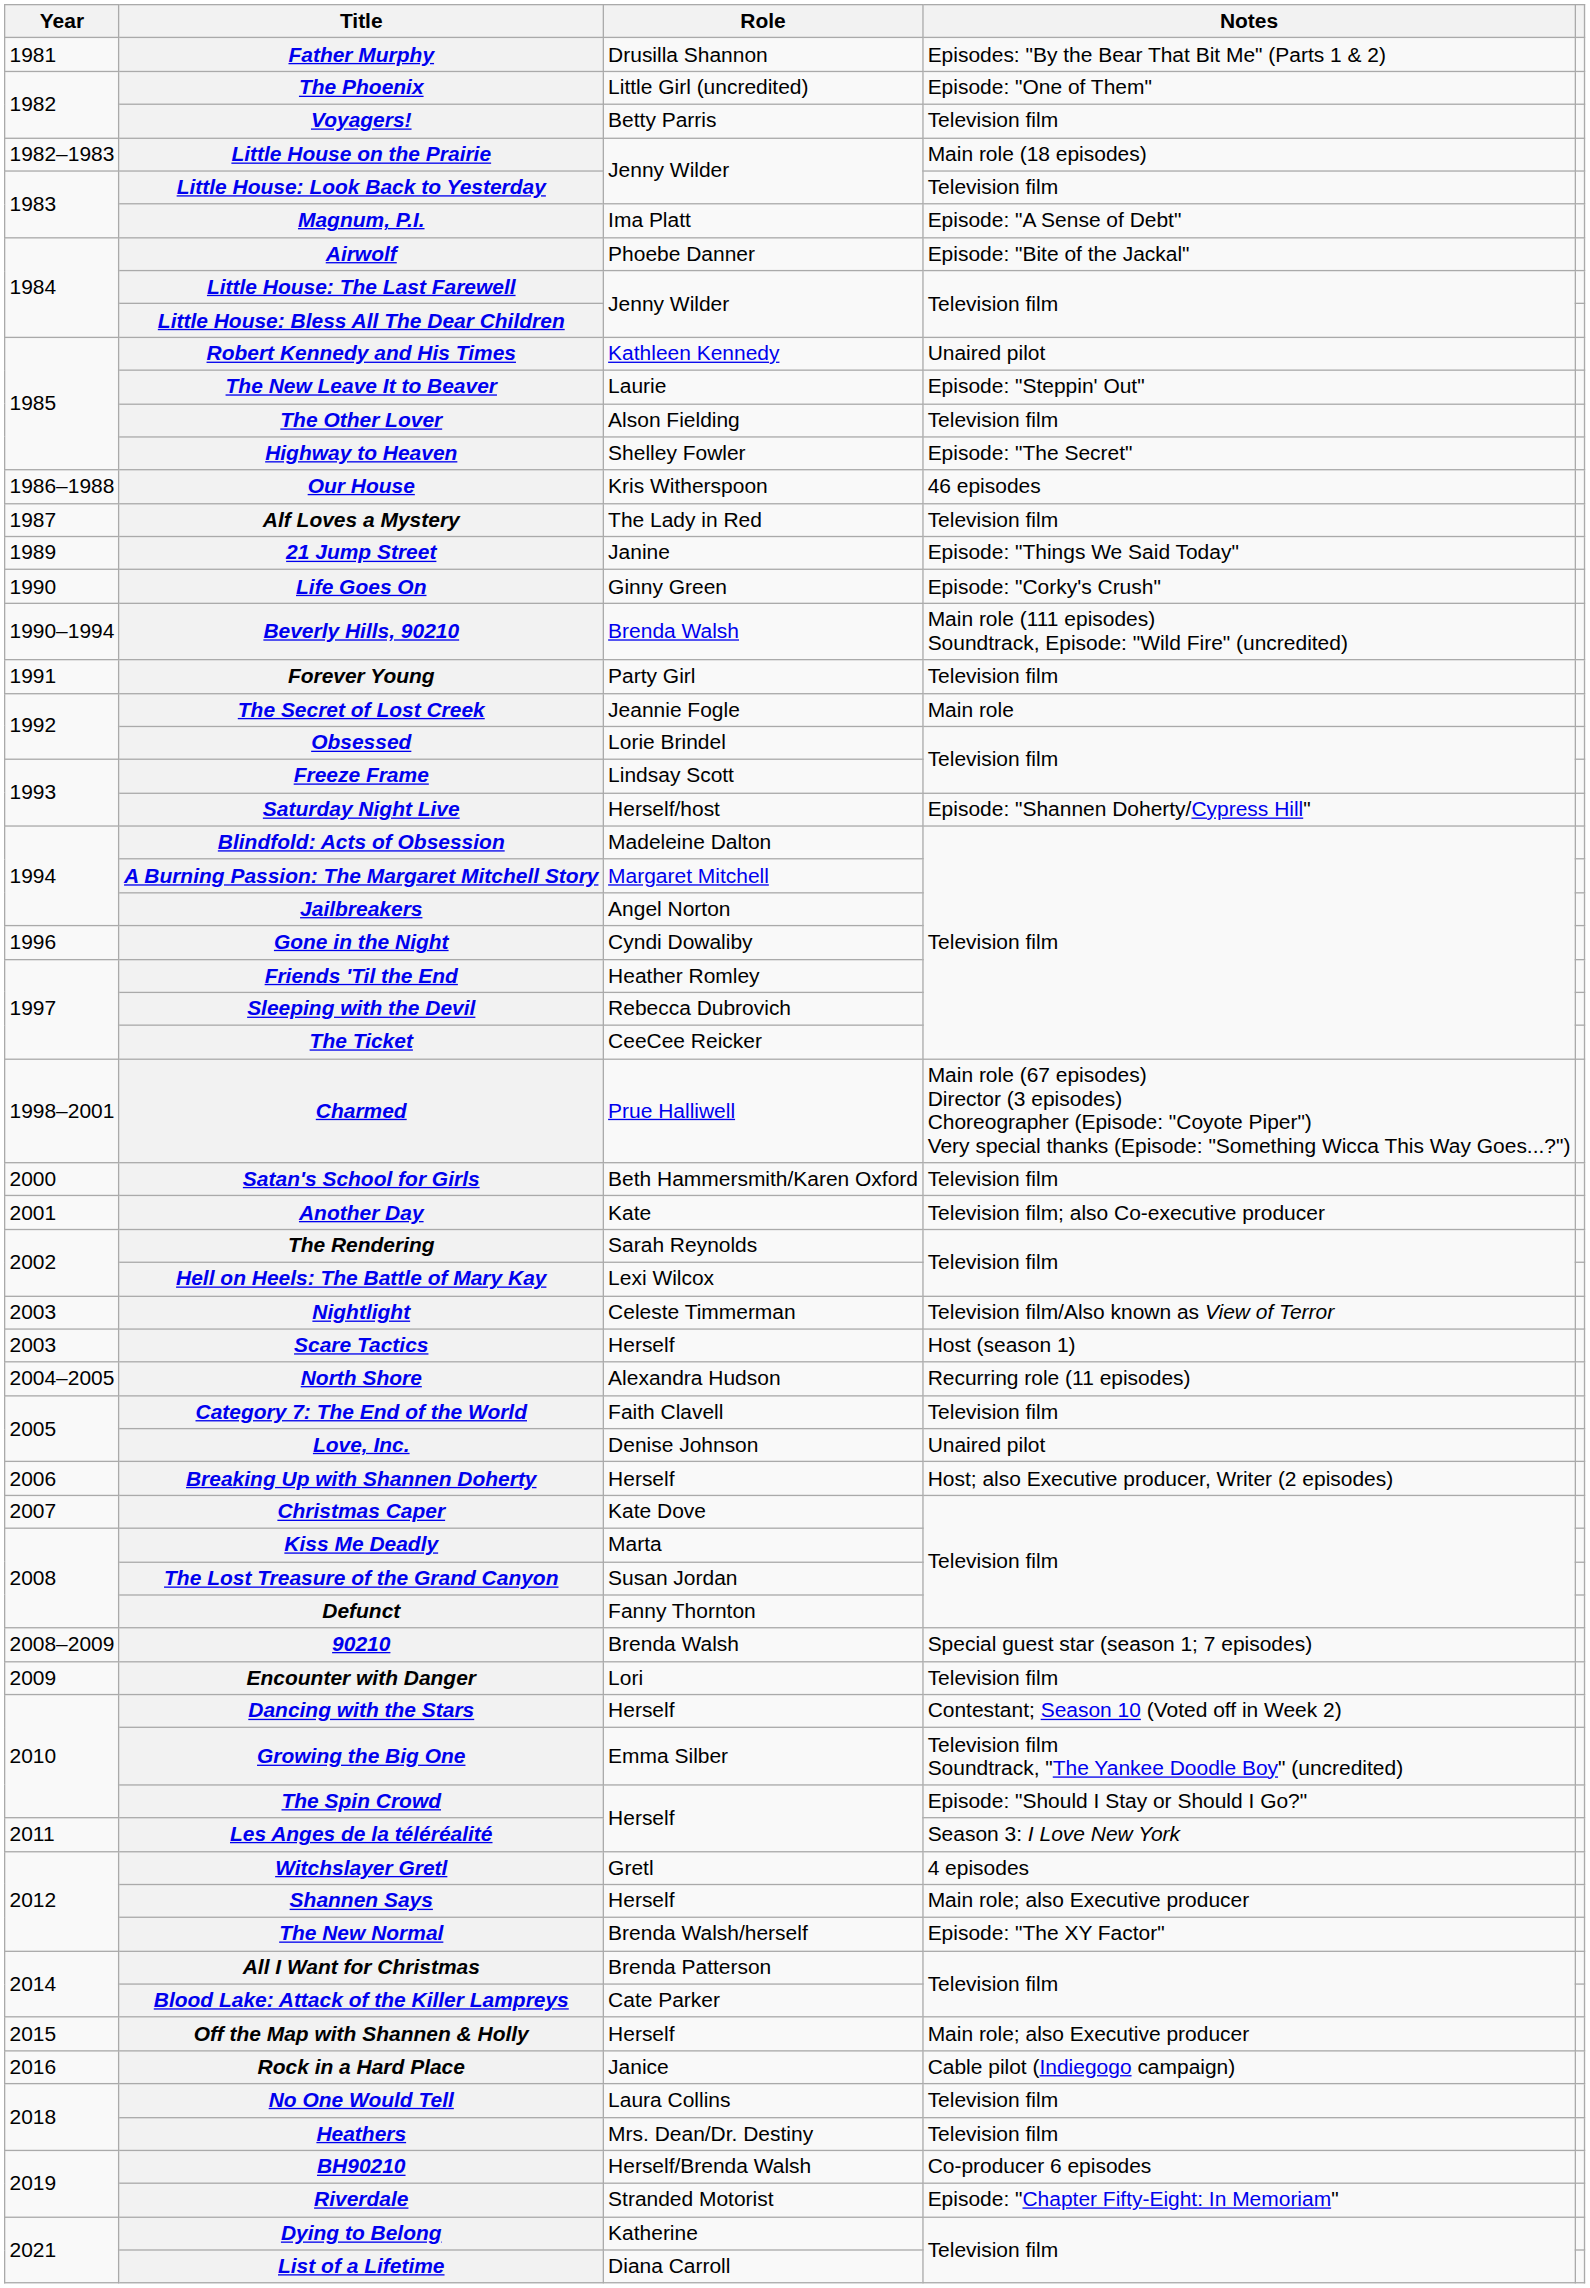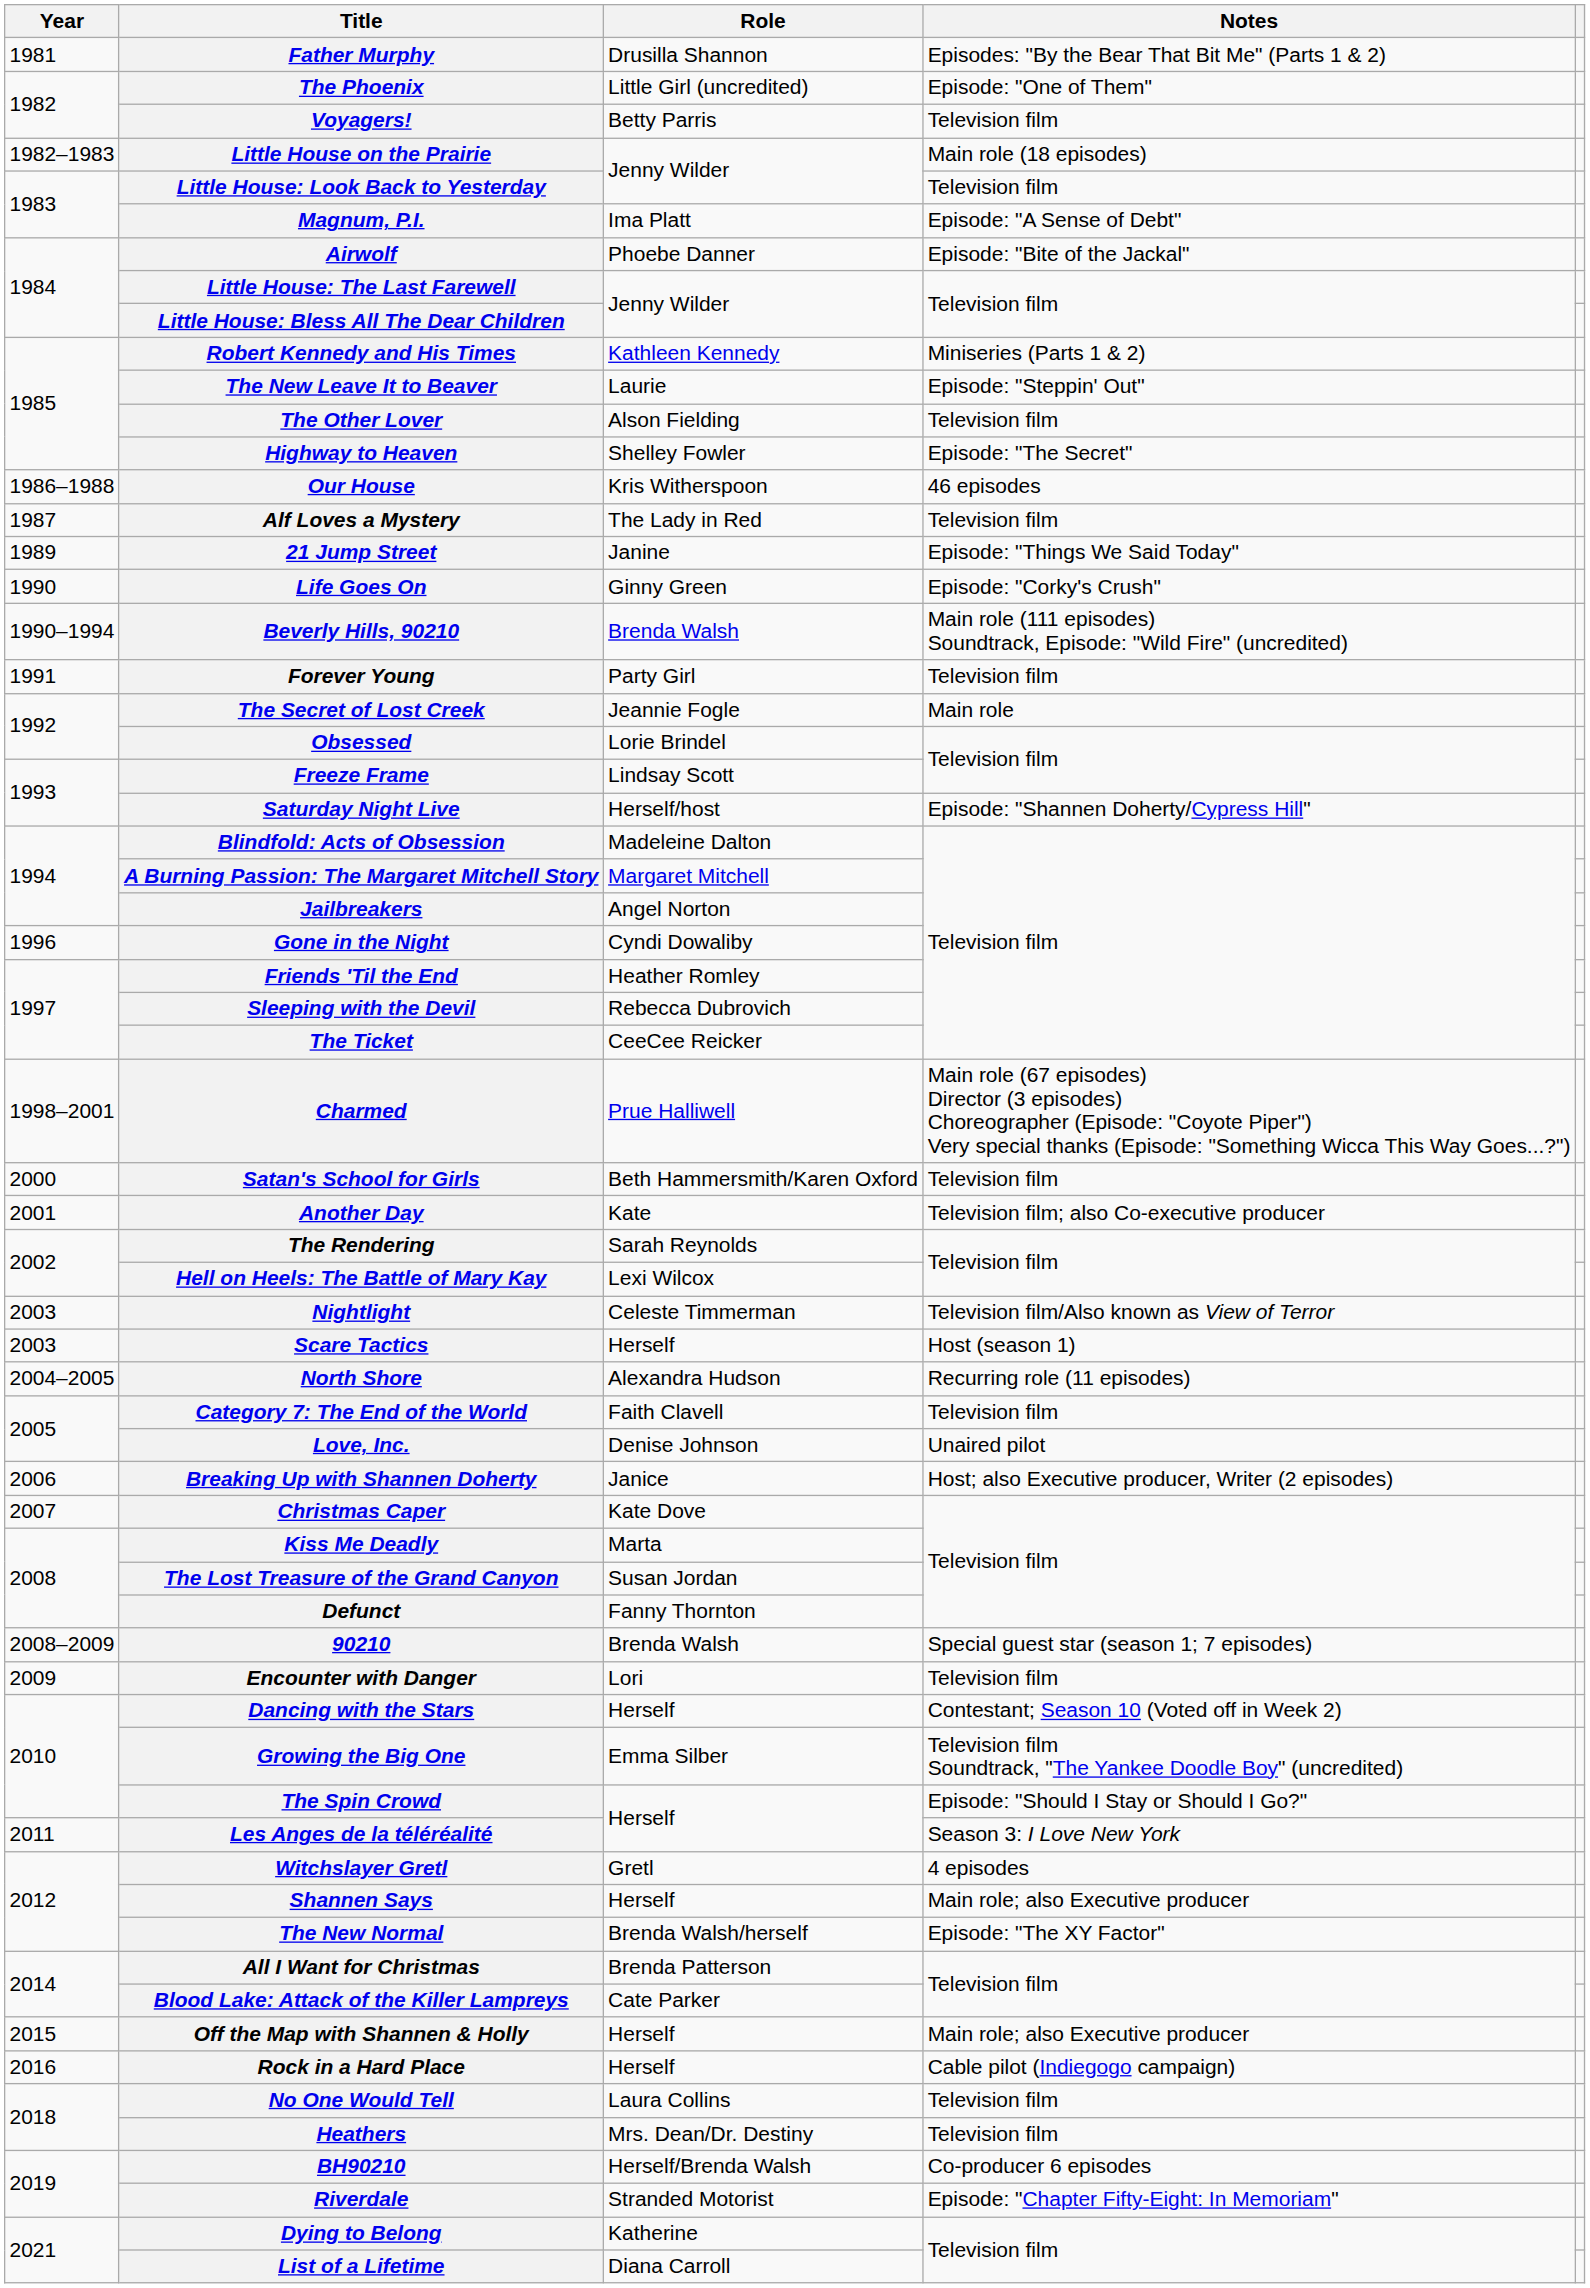(986, 353) Unaired pilot -> (1037, 353) Miniseries (Parts 1 & 2)
(641, 1478) Herself -> (638, 1478) Janice
(638, 2067) Janice -> (641, 2067) Herself
